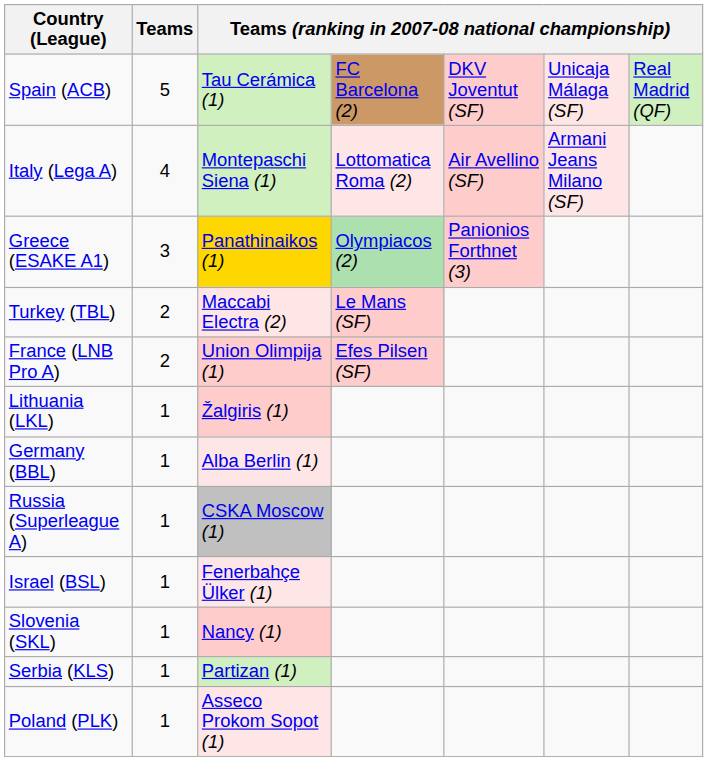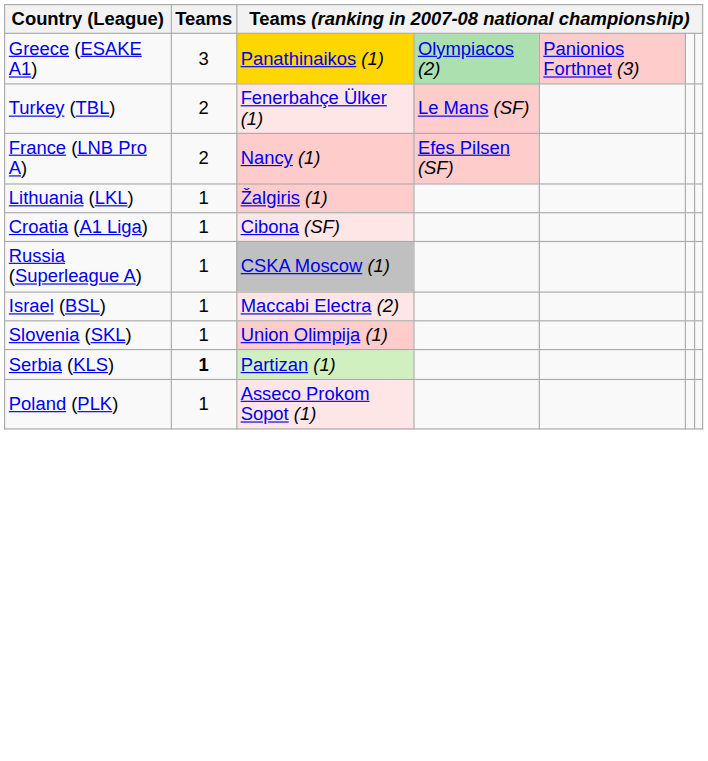- row: (60, 89)
- row: (63, 170)
(244, 311) Maccabi Electra (2) -> (314, 108) Fenerbahçe Ülker (1)
(262, 361) Union Olimpija (1) -> (281, 158) Nancy (1)
- row: (47, 461)
+ row: (78, 227)
(251, 581) Fenerbahçe Ülker (1) -> (320, 306) Maccabi Electra (2)
(242, 631) Nancy (1) -> (314, 335) Union Olimpija (1)
(165, 671) normal -> (204, 364) bold
